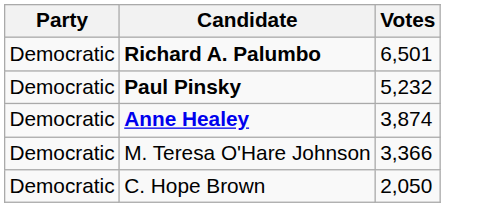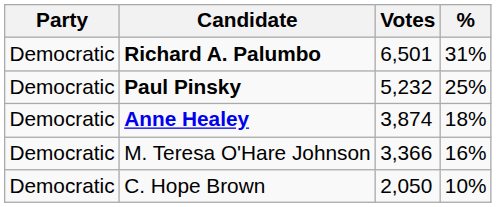+ column: (466, 20)
